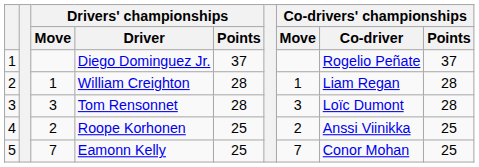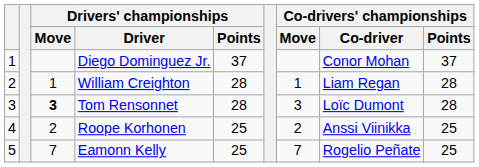(372, 60) Rogelio Peñate -> (366, 60) Conor Mohan
(53, 105) normal -> (53, 105) bold
(366, 150) Conor Mohan -> (372, 150) Rogelio Peñate
